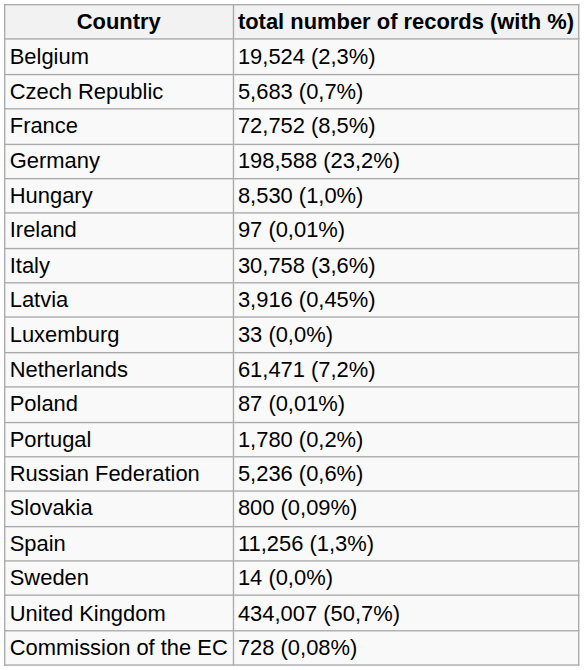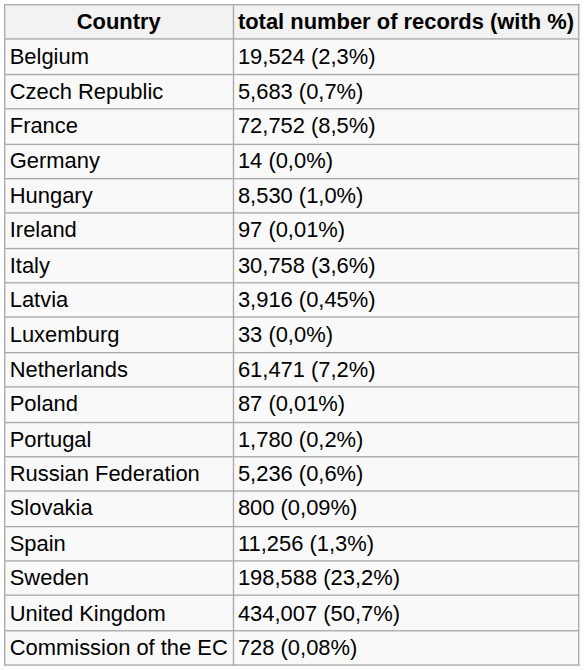(319, 160) 198,588 (23,2%) -> (285, 160) 14 (0,0%)
(285, 578) 14 (0,0%) -> (319, 578) 198,588 (23,2%)
